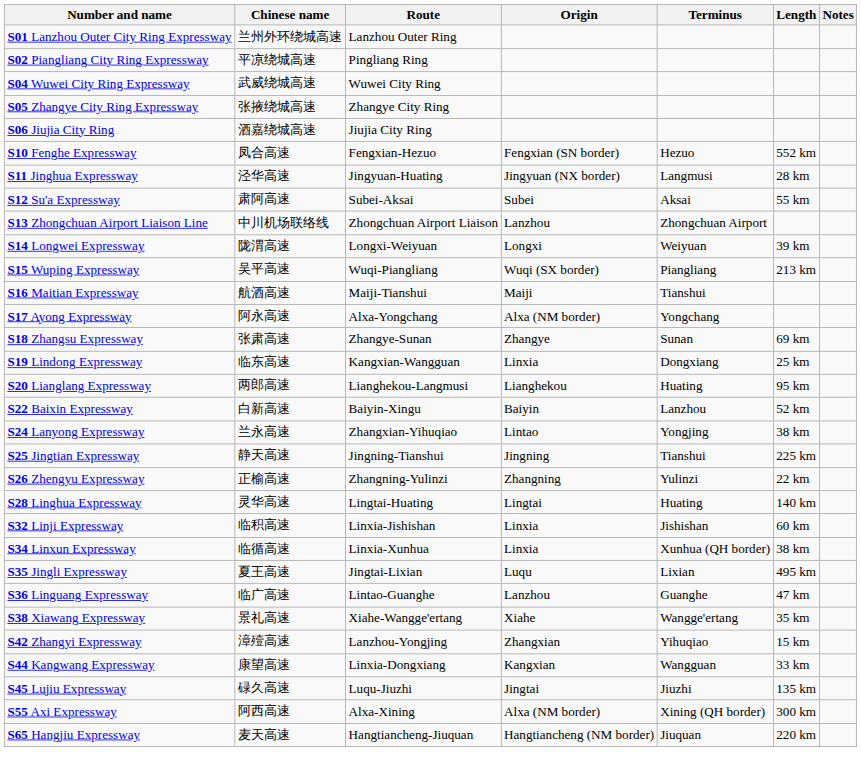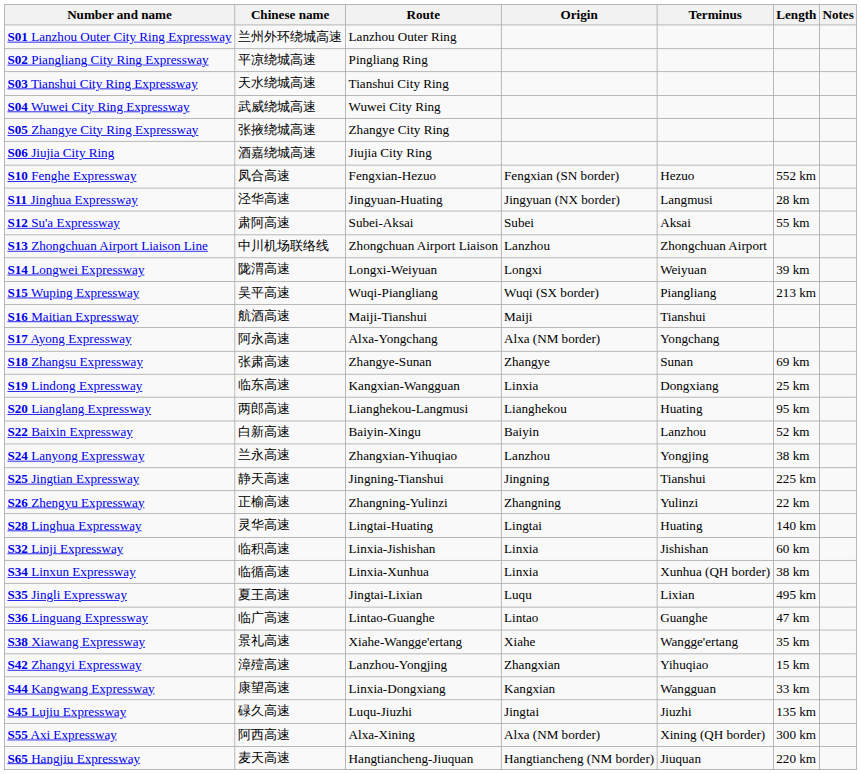+ row: (103, 83)
(521, 432) Lintao -> (527, 455) Lanzhou
(527, 595) Lanzhou -> (521, 618) Lintao
